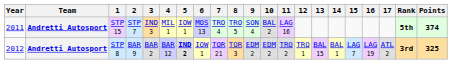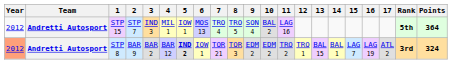(15, 27) 2011 -> (15, 27) 2012
(432, 27) 374 -> (432, 27) 364
(15, 48) no background -> (15, 48) lightsalmon background
(432, 48) 325 -> (432, 48) 324
